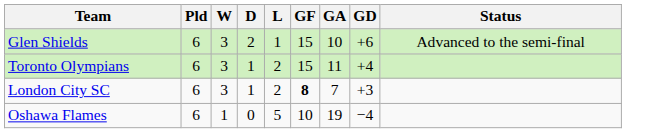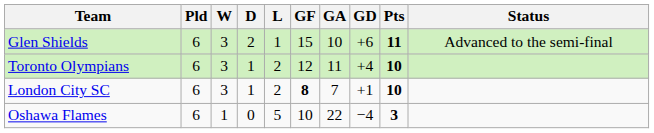+ column: (394, 16)
(305, 66) 15 -> (305, 66) 12
(365, 90) +3 -> (365, 90) +1
(335, 115) 19 -> (335, 115) 22
